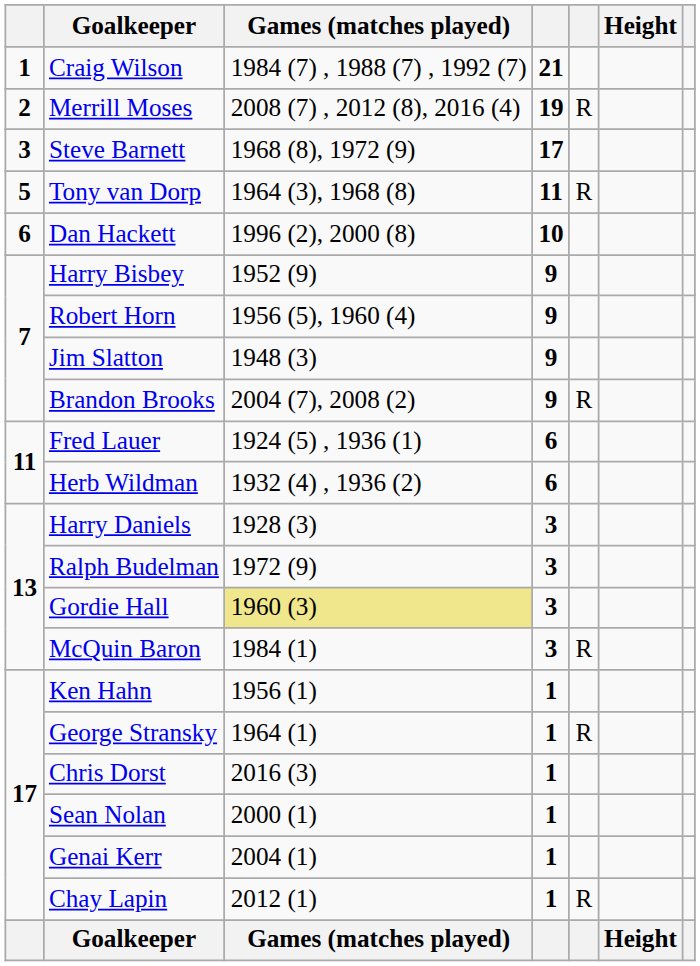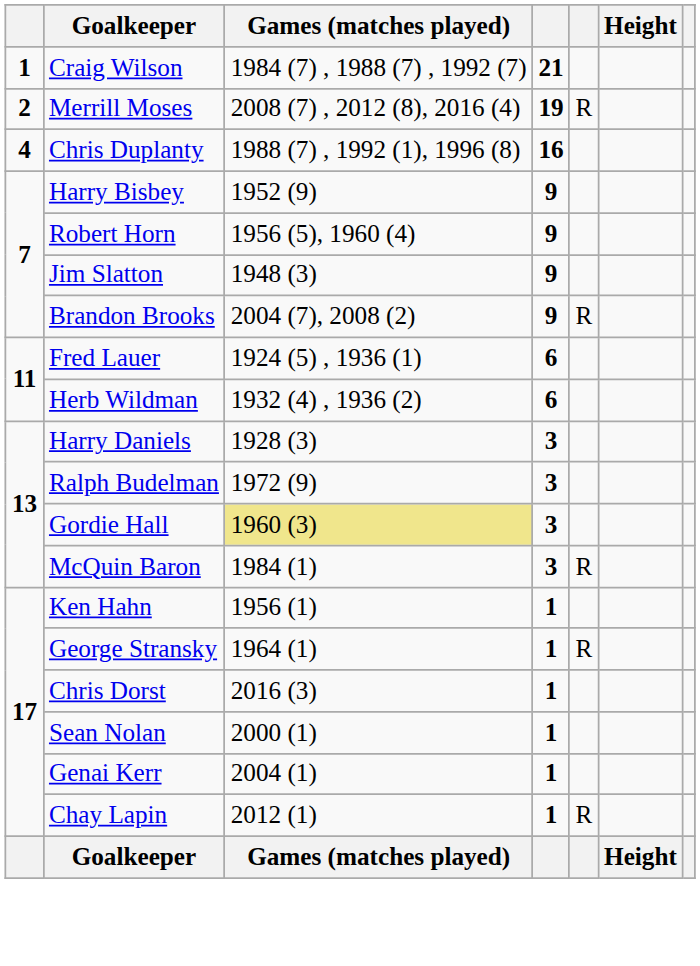- row: (117, 150)
+ row: (126, 150)
- row: (125, 191)
- row: (112, 233)
